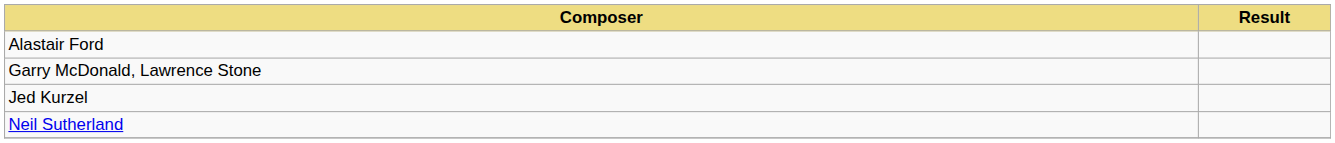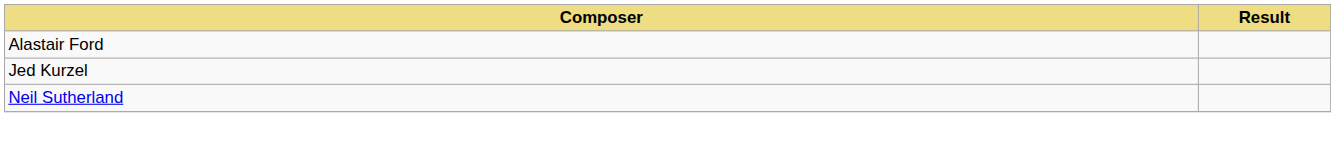- row: (135, 71)
